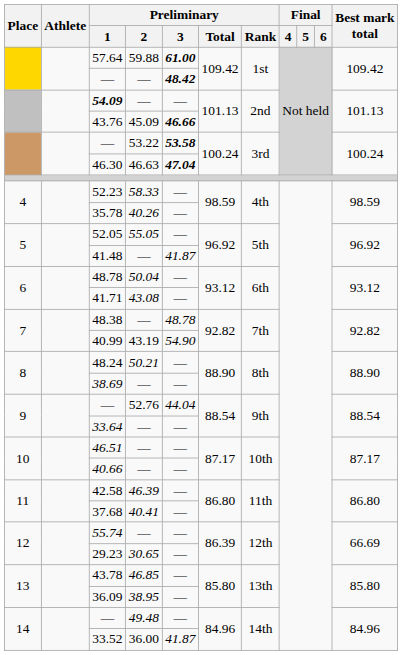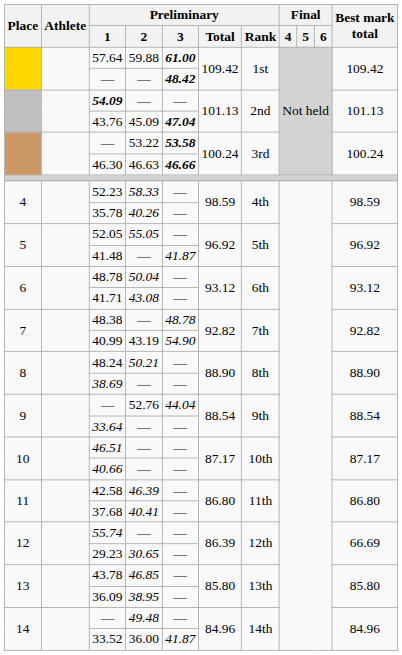(180, 121) 46.66 -> (180, 121) 47.04
(180, 164) 47.04 -> (180, 164) 46.66
